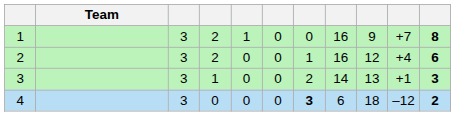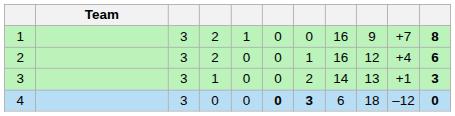(278, 100) normal -> (278, 100) bold
(435, 100) 2 -> (435, 100) 0
